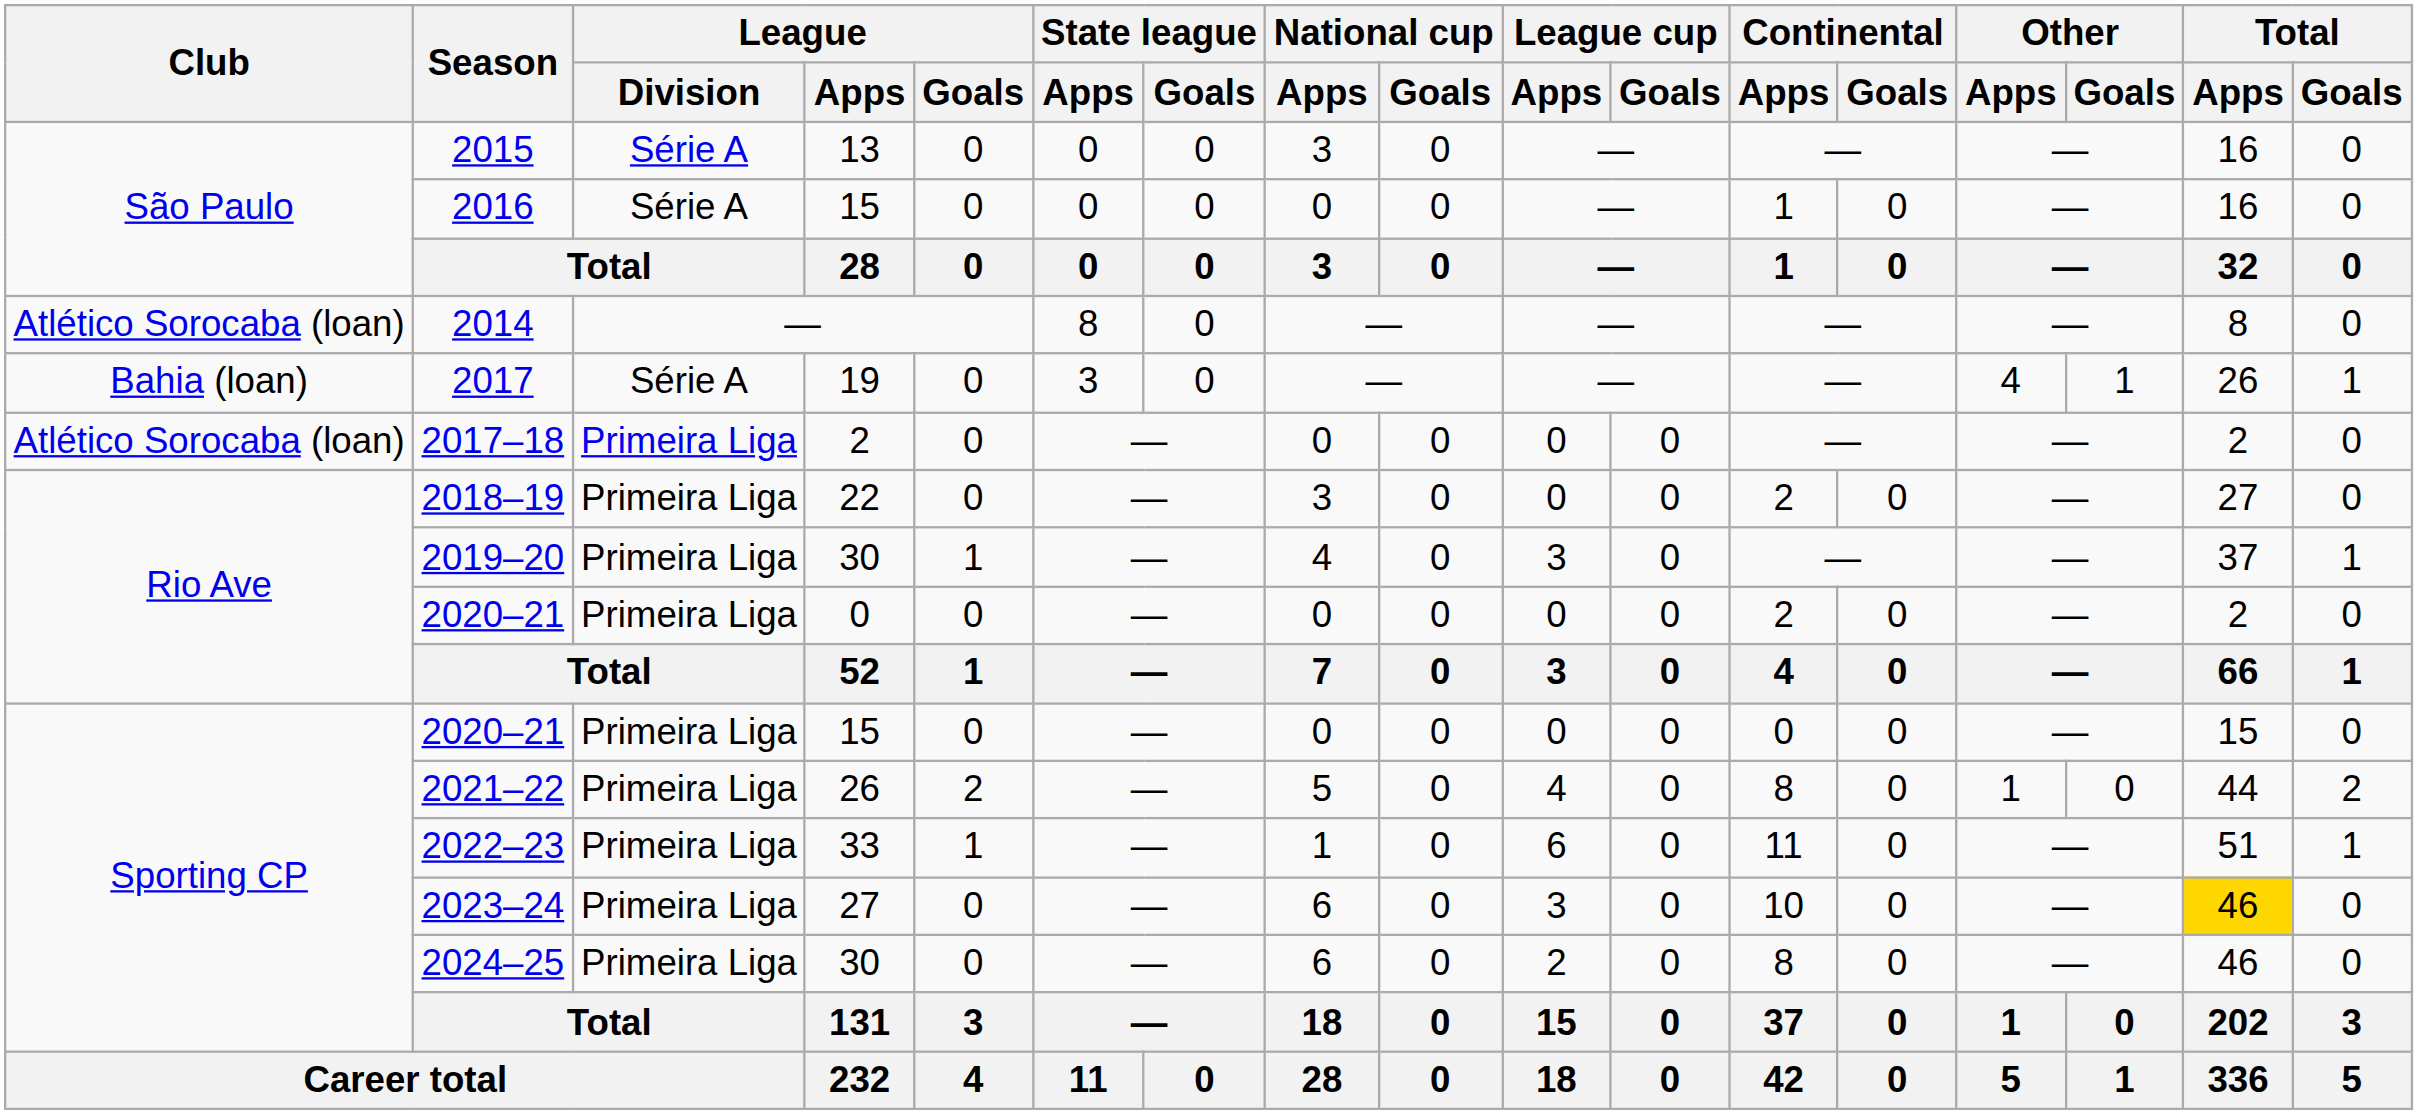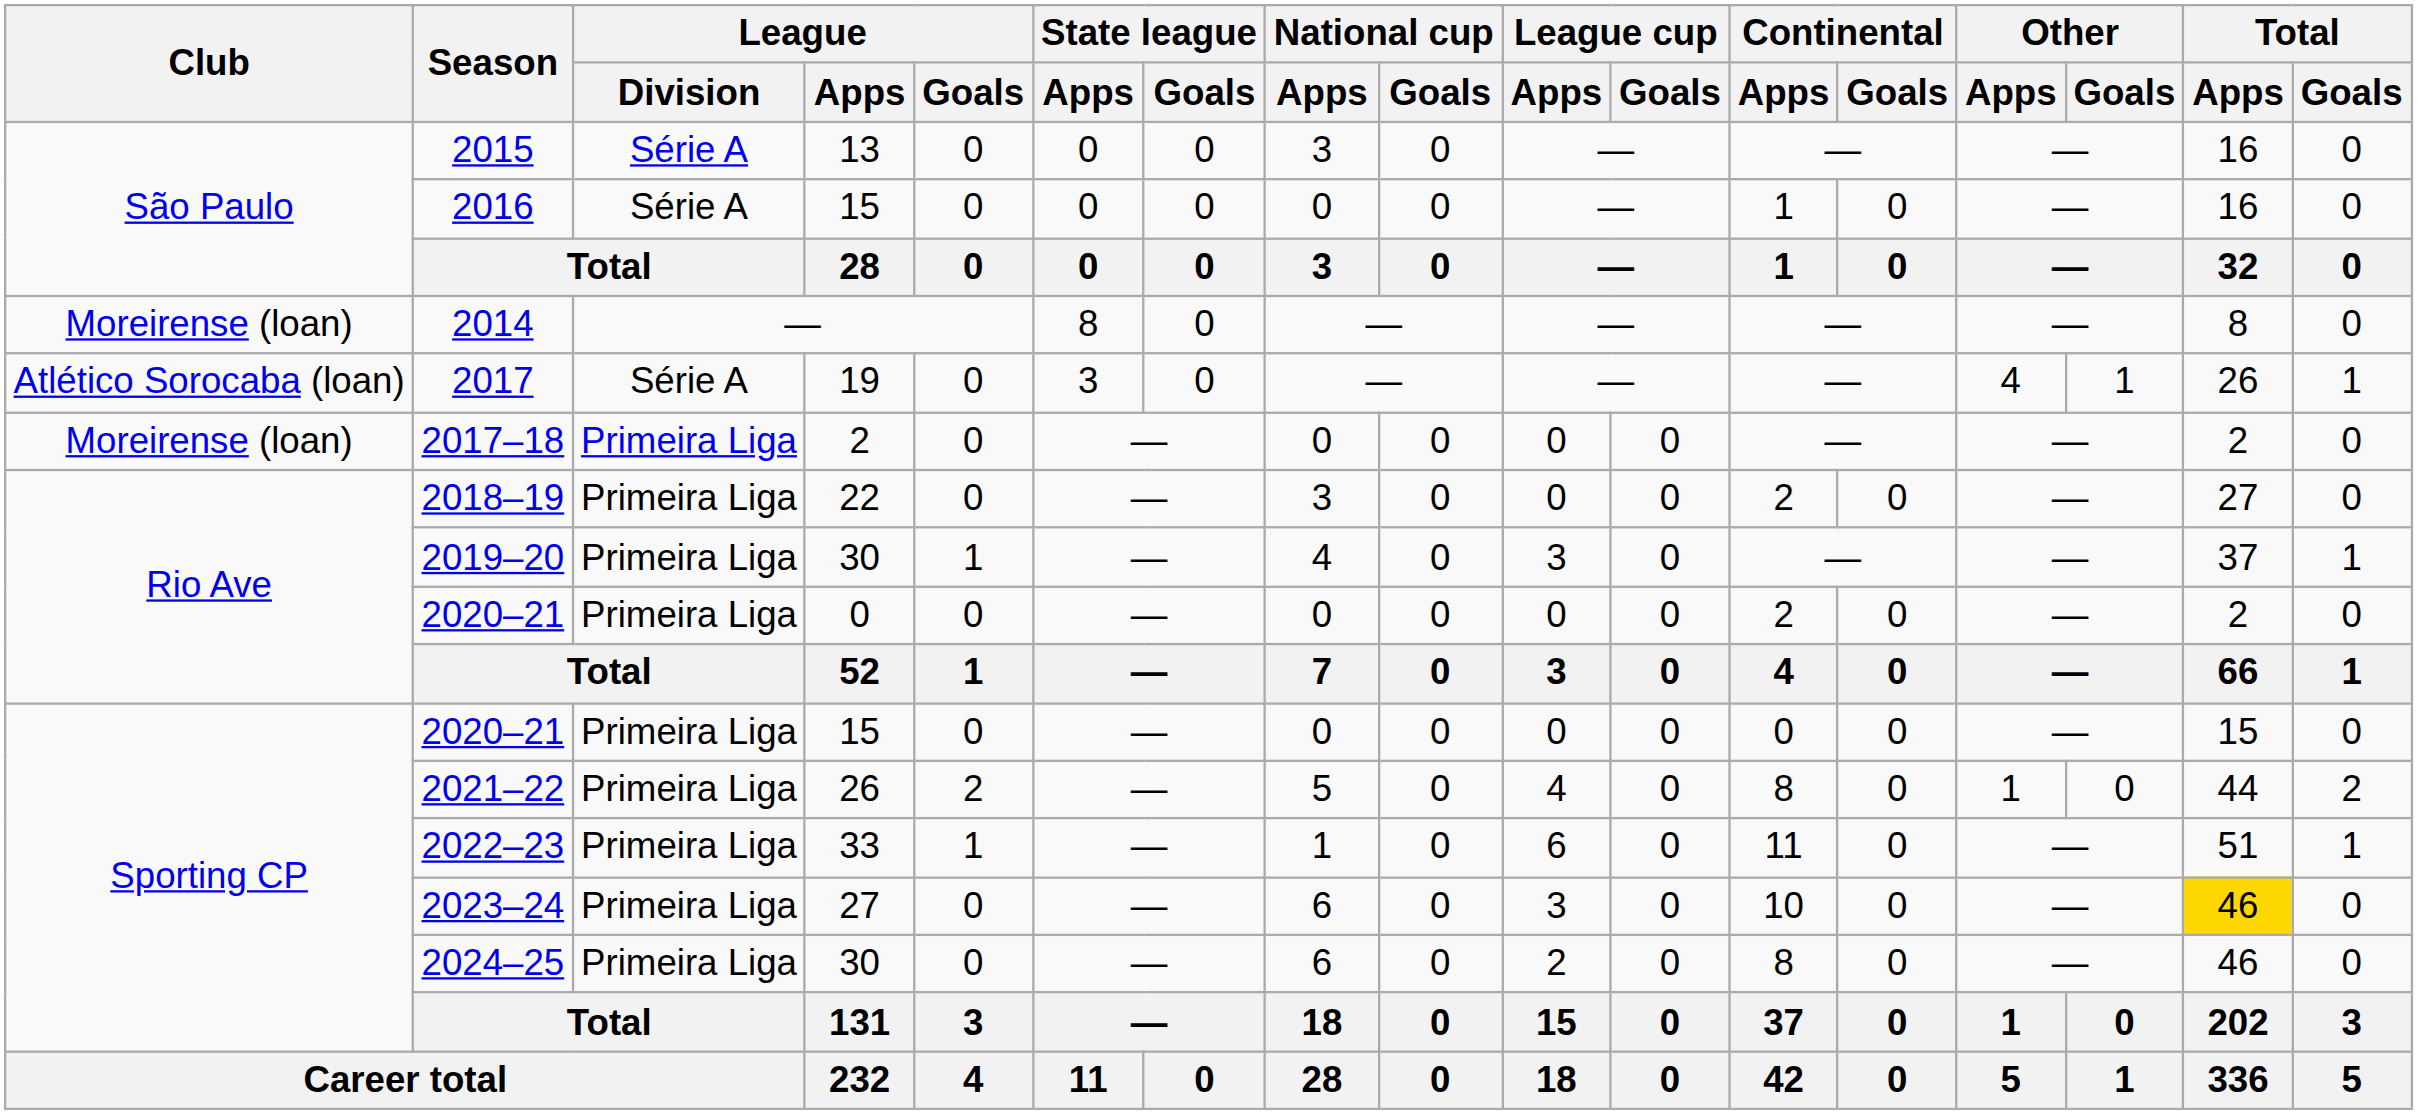(209, 324) Atlético Sorocaba (loan) -> (209, 324) Moreirense (loan)
(209, 382) Bahia (loan) -> (209, 382) Atlético Sorocaba (loan)
(209, 440) Atlético Sorocaba (loan) -> (209, 440) Moreirense (loan)
